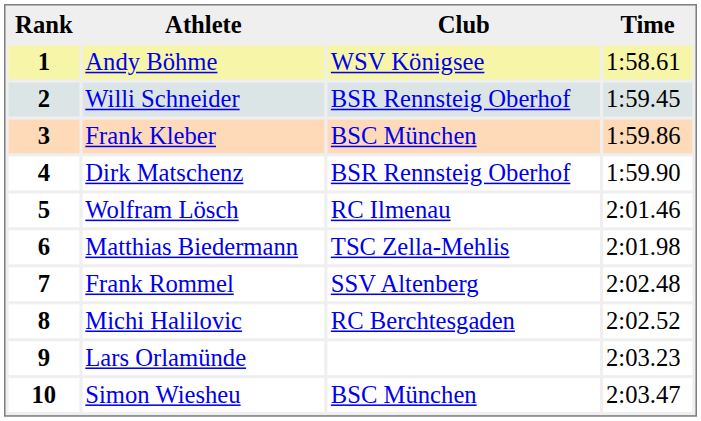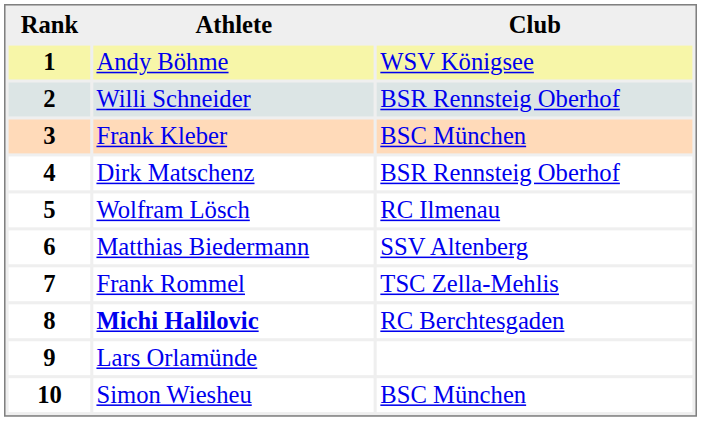- column: (648, 25)
(420, 247) TSC Zella-Mehlis -> (454, 247) SSV Altenberg
(405, 284) SSV Altenberg -> (470, 284) TSC Zella-Mehlis
(164, 320) normal -> (178, 320) bold
